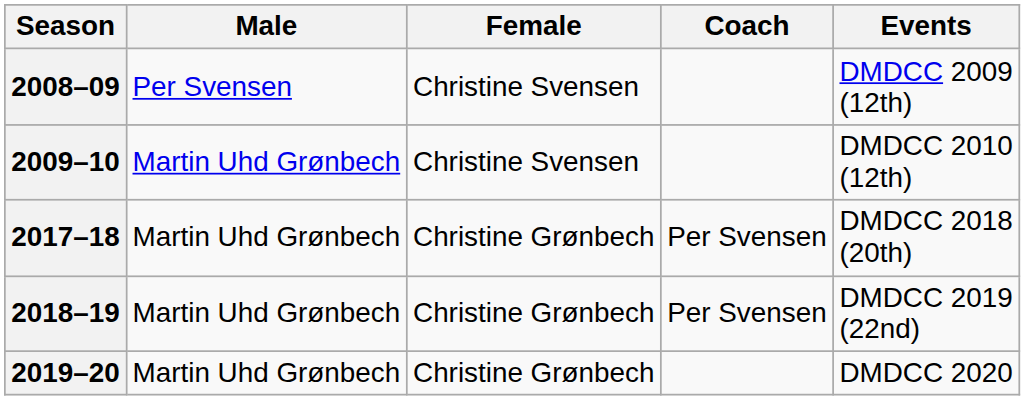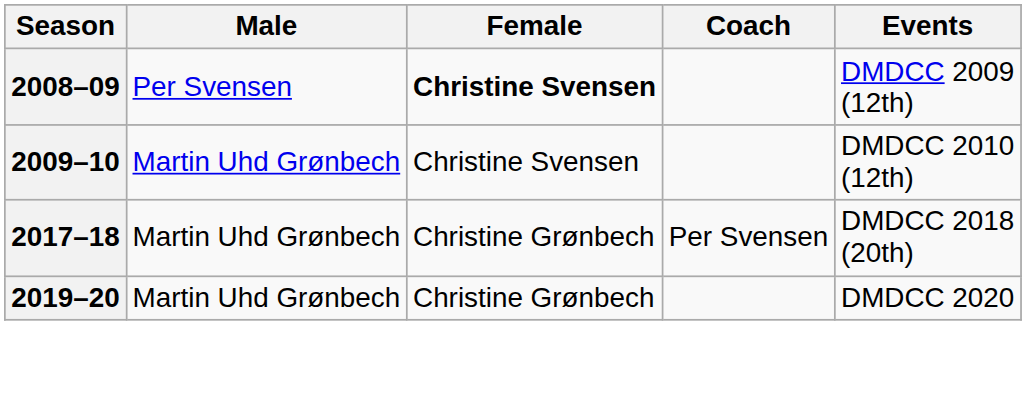(526, 86) normal -> (534, 86) bold
- row: (65, 312)
